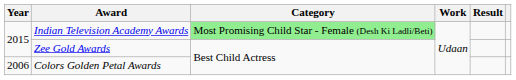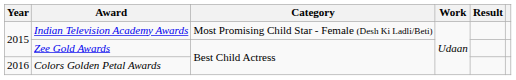(313, 30) lightgreen background -> (313, 30) no background
(18, 65) 2006 -> (18, 65) 2016
